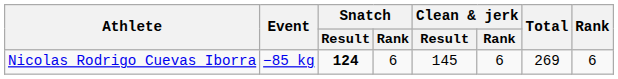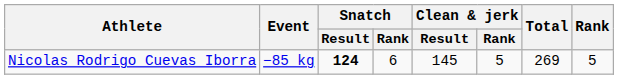(499, 62) 6 -> (499, 62) 5
(592, 62) 6 -> (592, 62) 5
